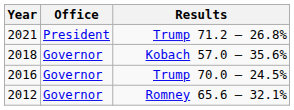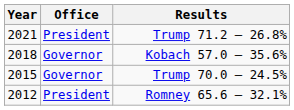(22, 75) 2016 -> (22, 75) 2015
(73, 95) Governor -> (77, 95) President
